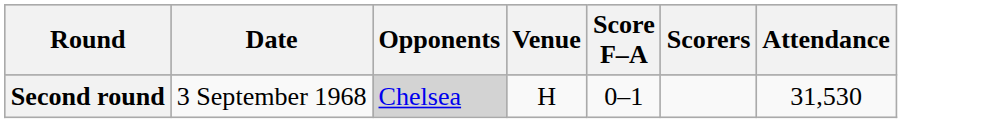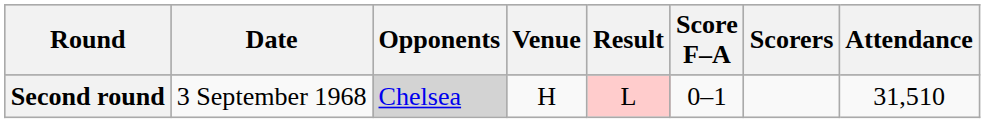+ column: (628, 39)
(826, 95) 31,530 -> (909, 95) 31,510
